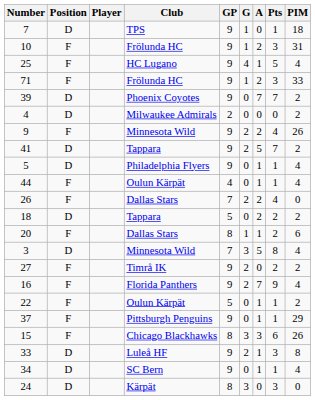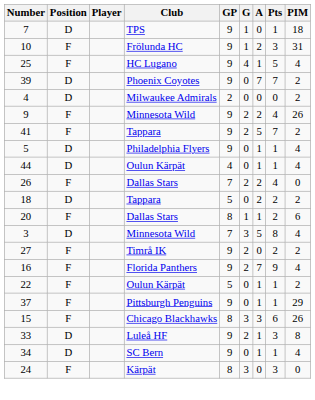- row: (26, 81)
(68, 149) D -> (68, 132) F
(68, 183) F -> (68, 166) D
(68, 387) D -> (68, 370) F
